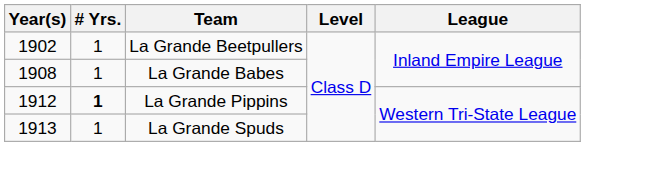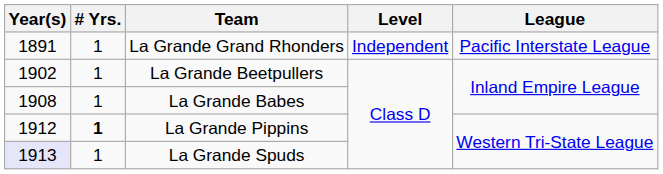+ row: (237, 46)
(37, 128) no background -> (37, 156) lavender background
